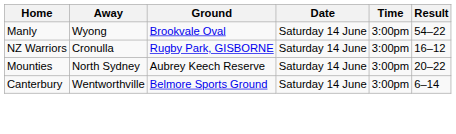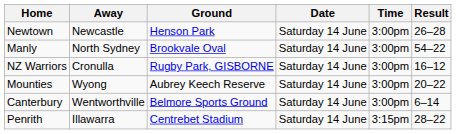+ row: (30, 31)
(89, 31) Wyong -> (106, 48) North Sydney
(106, 66) North Sydney -> (89, 84) Wyong
+ row: (25, 119)
